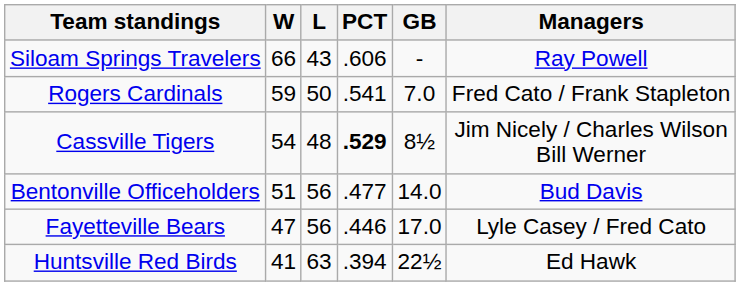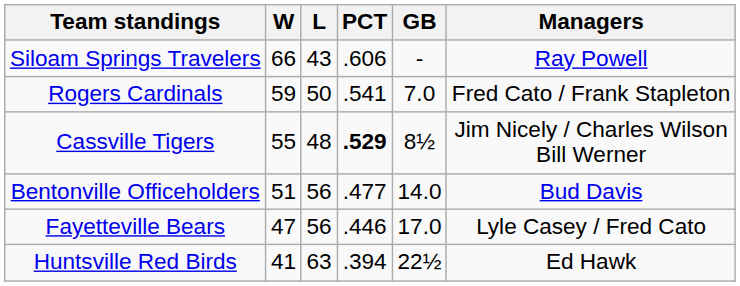(284, 142) 54 -> (284, 142) 55
